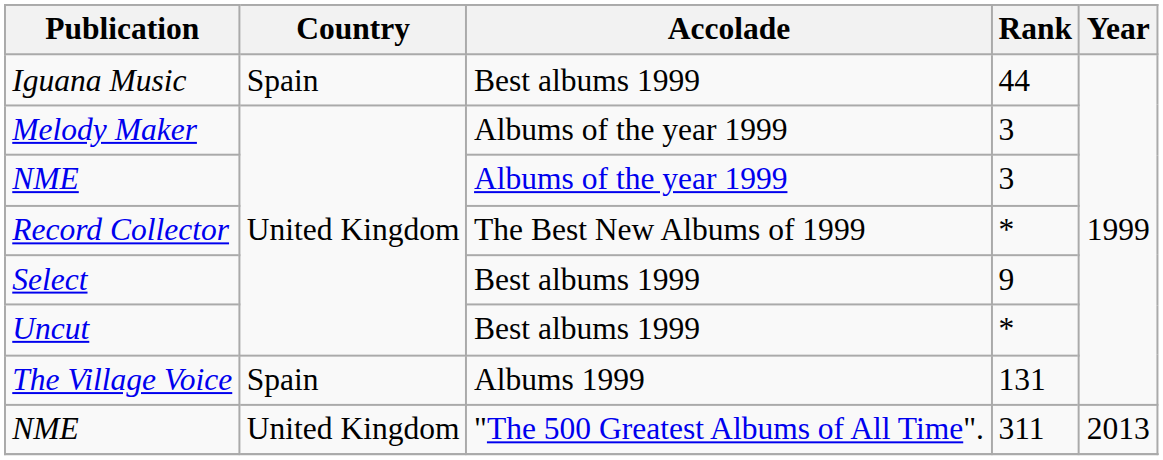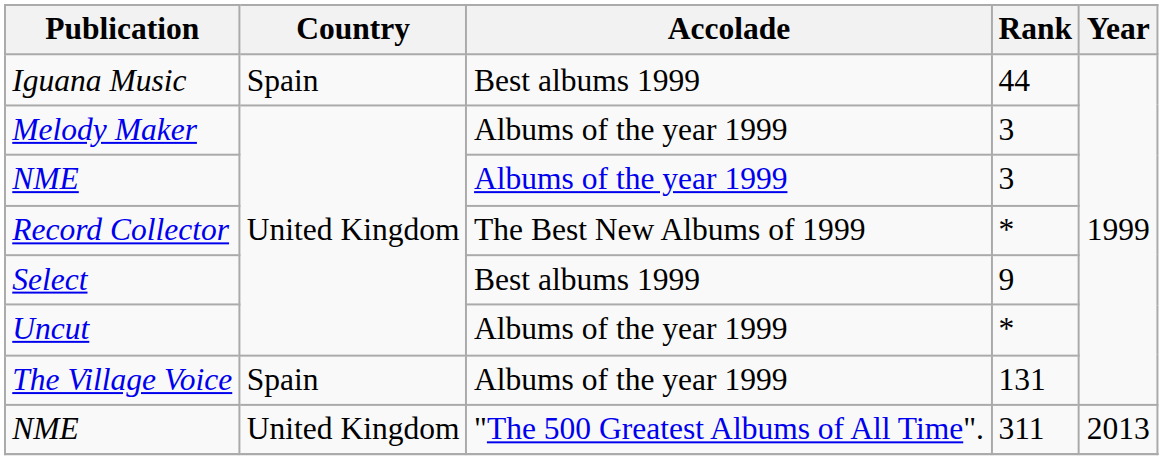(587, 329) Best albums 1999 -> (631, 329) Albums of the year 1999
(559, 379) Albums 1999 -> (631, 379) Albums of the year 1999
